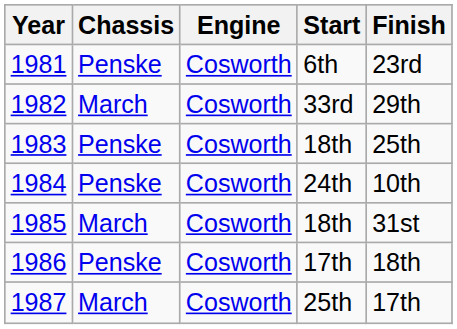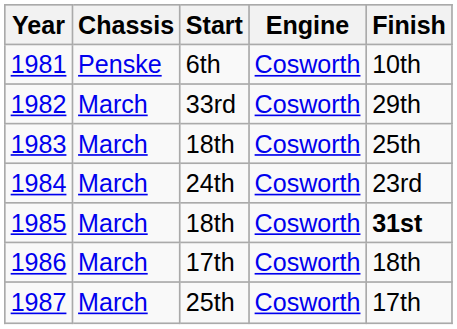columns swapped: (239, 25) <-> (332, 25)
(397, 65) 23rd -> (397, 65) 10th
(120, 144) Penske -> (113, 144) March
(120, 184) Penske -> (113, 184) March
(397, 184) 10th -> (397, 184) 23rd
(396, 223) normal -> (397, 223) bold
(120, 263) Penske -> (113, 263) March
